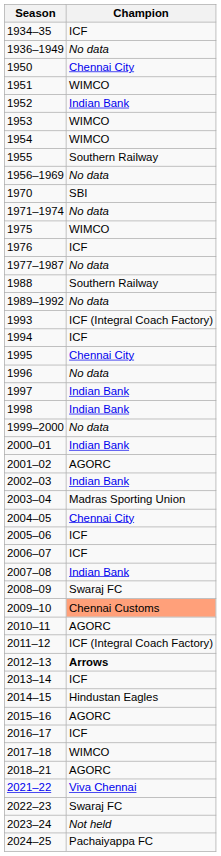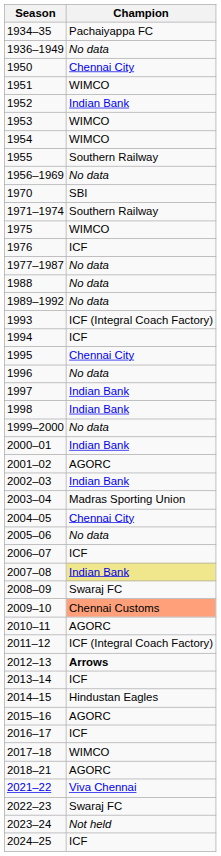(78, 31) ICF -> (111, 31) Pachaiyappa FC
(89, 211) No data -> (114, 211) Southern Railway
(114, 283) Southern Railway -> (89, 283) No data
(78, 535) ICF -> (89, 535) No data
(99, 572) no background -> (99, 572) khaki background
(111, 842) Pachaiyappa FC -> (78, 842) ICF
